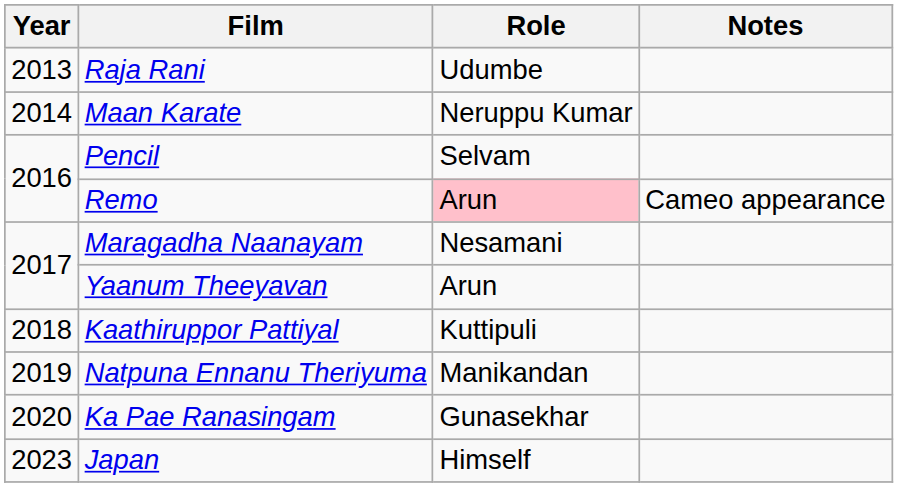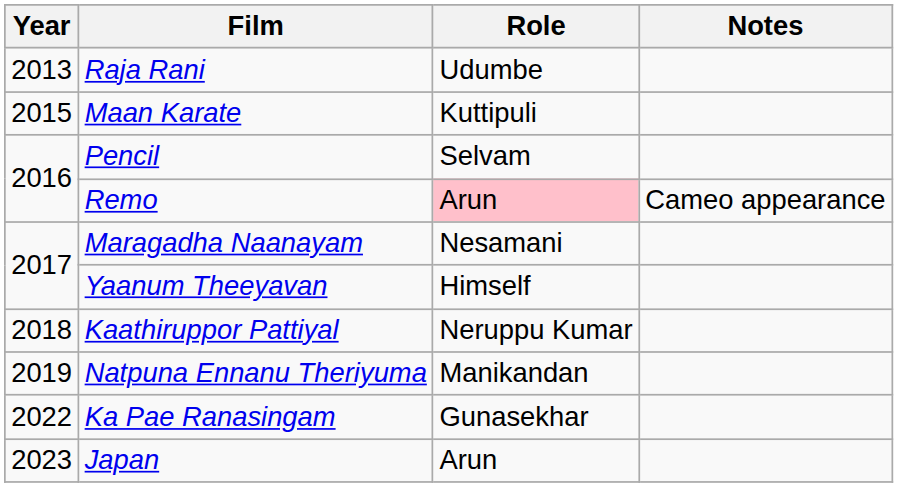(42, 112) 2014 -> (42, 112) 2015
(536, 112) Neruppu Kumar -> (488, 112) Kuttipuli
(468, 286) Arun -> (485, 286) Himself
(488, 329) Kuttipuli -> (536, 329) Neruppu Kumar
(42, 416) 2020 -> (42, 416) 2022
(485, 460) Himself -> (468, 460) Arun
